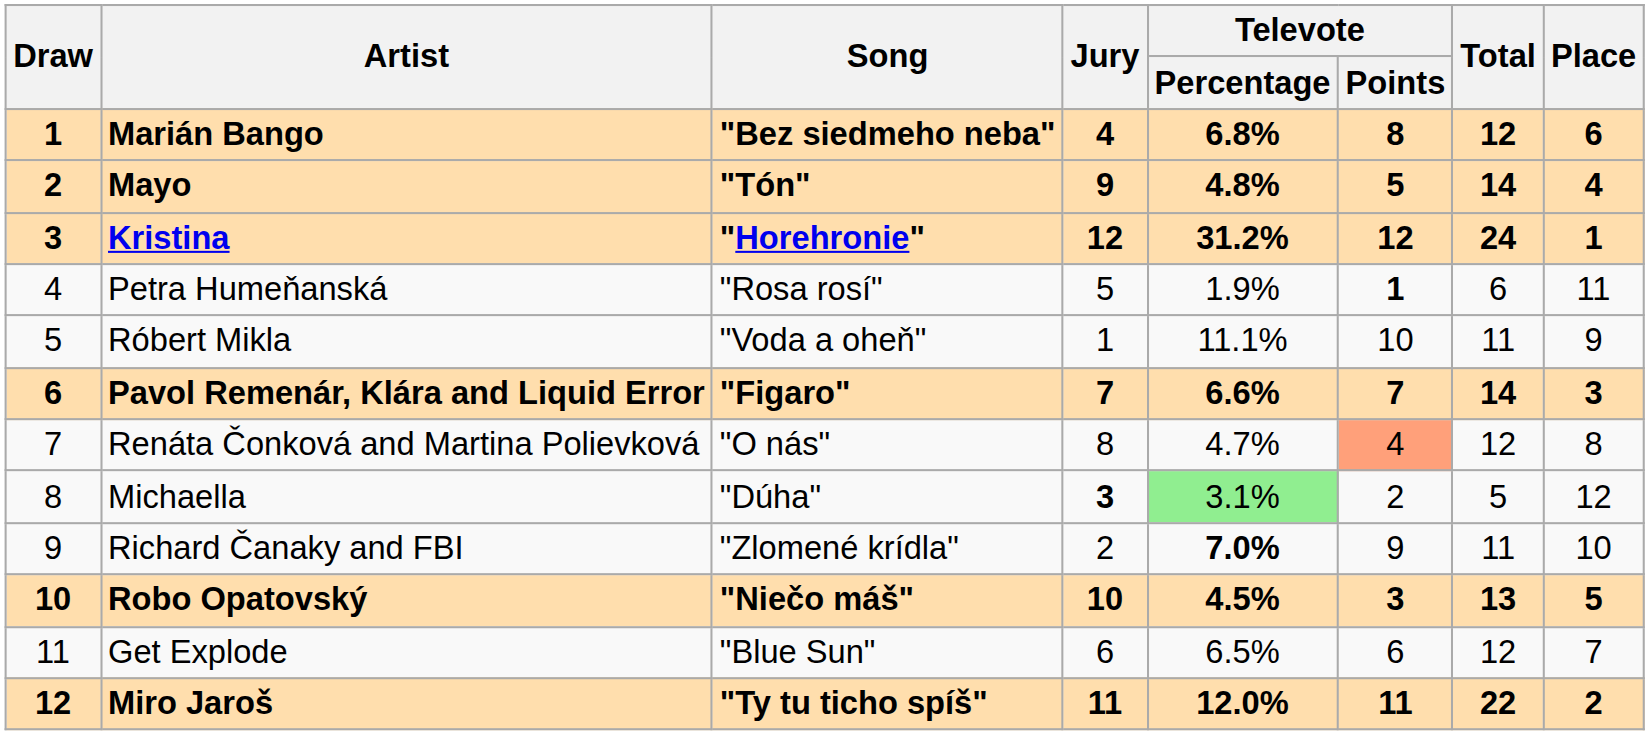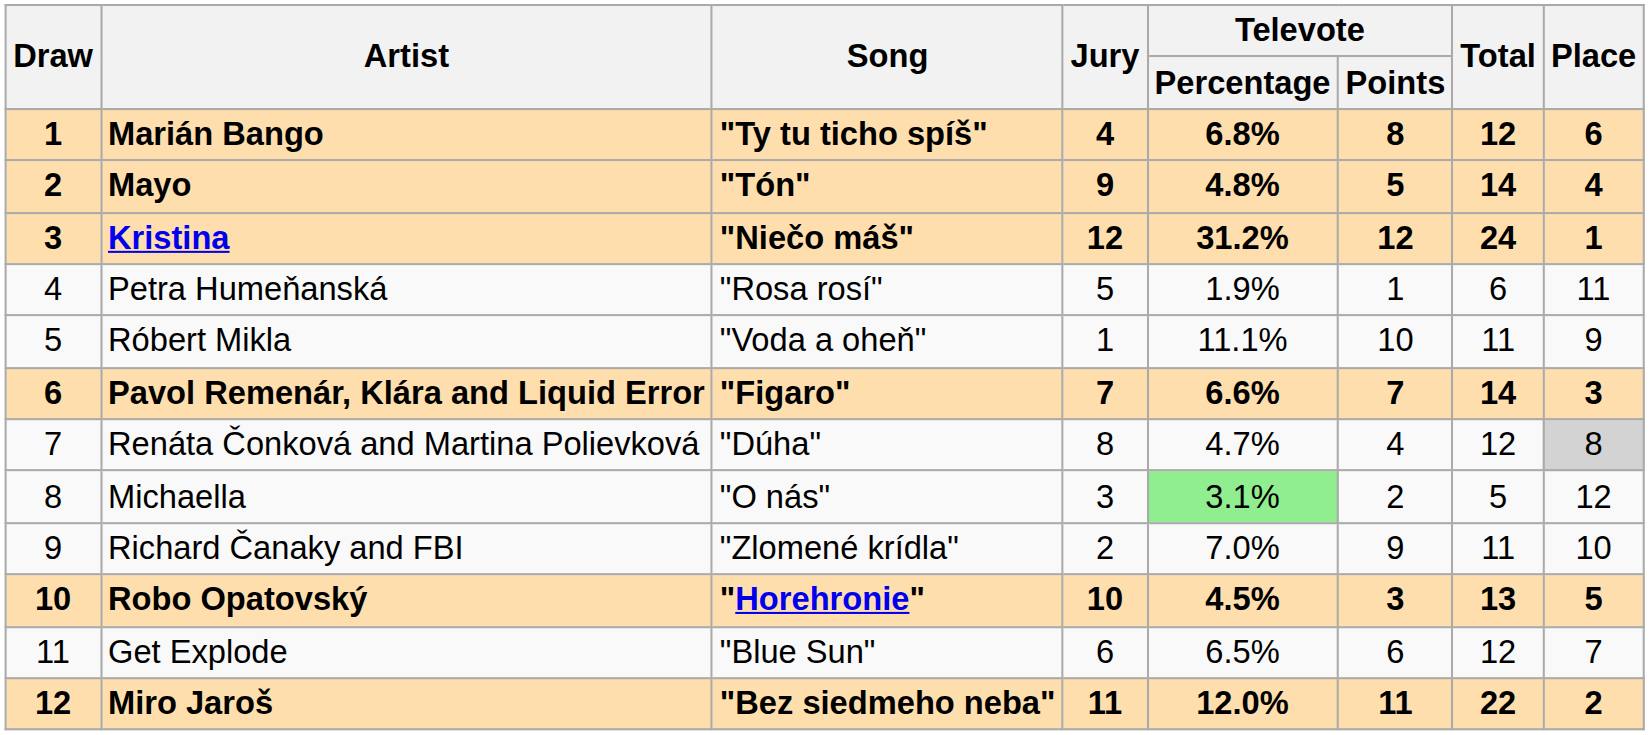(888, 133) "Bez siedmeho neba" -> (854, 133) "Ty tu ticho spíš"
(822, 237) "Horehronie" -> (817, 237) "Niečo máš"
(1395, 289) bold -> (1395, 289) normal
(775, 444) "O nás" -> (770, 444) "Dúha"
(1395, 444) lightsalmon background -> (1395, 444) no background
(1594, 444) no background -> (1594, 444) lightgrey background
(770, 496) "Dúha" -> (775, 496) "O nás"
(1105, 496) bold -> (1105, 496) normal
(1242, 548) bold -> (1242, 548) normal
(817, 599) "Niečo máš" -> (822, 599) "Horehronie"
(854, 703) "Ty tu ticho spíš" -> (888, 703) "Bez siedmeho neba"
